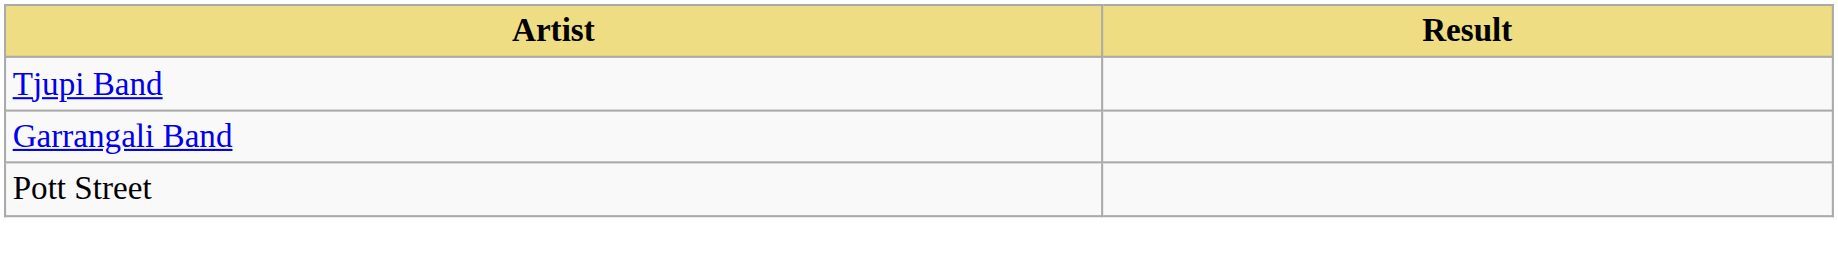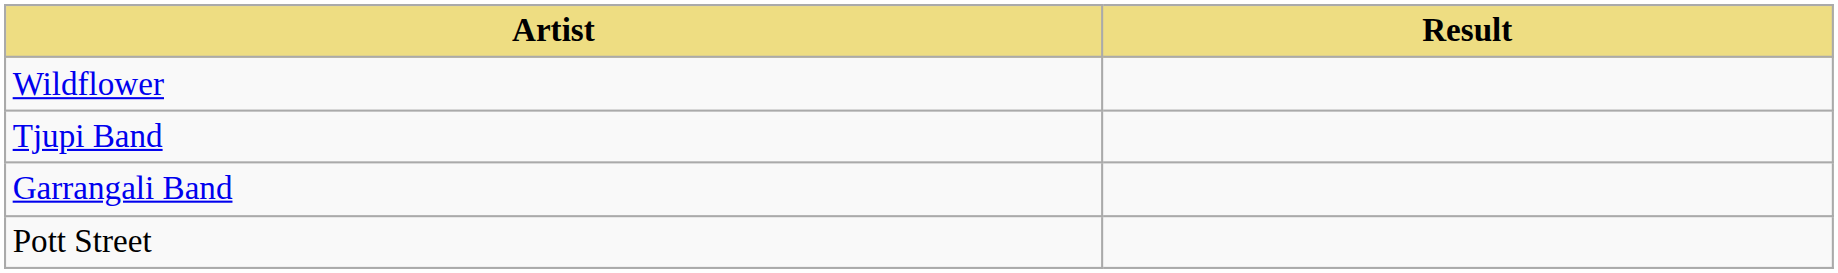+ row: (88, 83)
